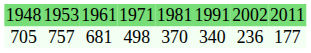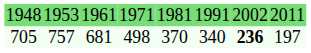(250, 37) normal -> (250, 37) bold
(287, 37) 177 -> (287, 37) 197
